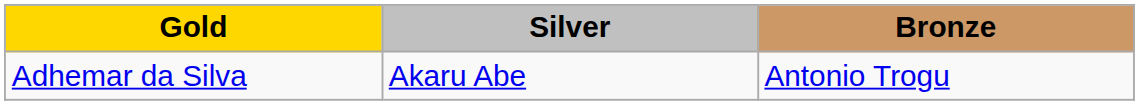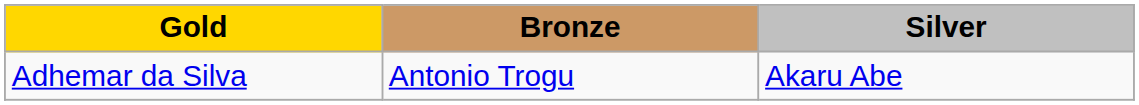columns swapped: (570, 28) <-> (946, 28)
